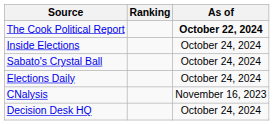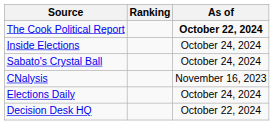rows swapped: (41, 78) <-> (27, 95)
(221, 111) October 24, 2024 -> (221, 111) October 22, 2024
